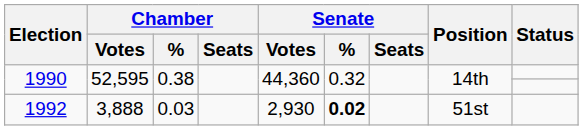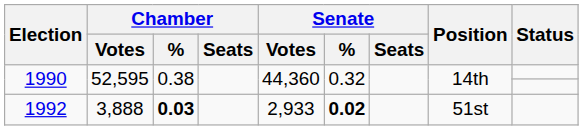(176, 109) normal -> (176, 109) bold
(291, 109) 2,930 -> (291, 109) 2,933
